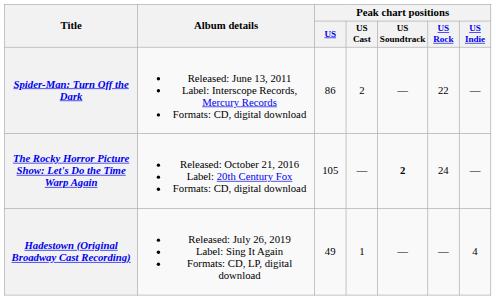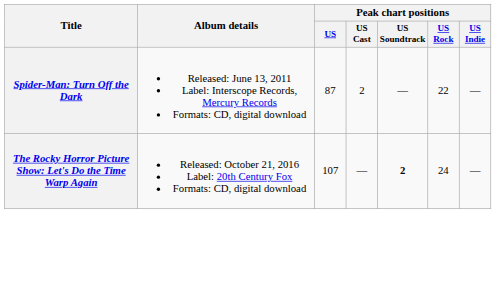(330, 90) 86 -> (330, 90) 87
(330, 171) 105 -> (330, 171) 107
- row: (71, 251)
